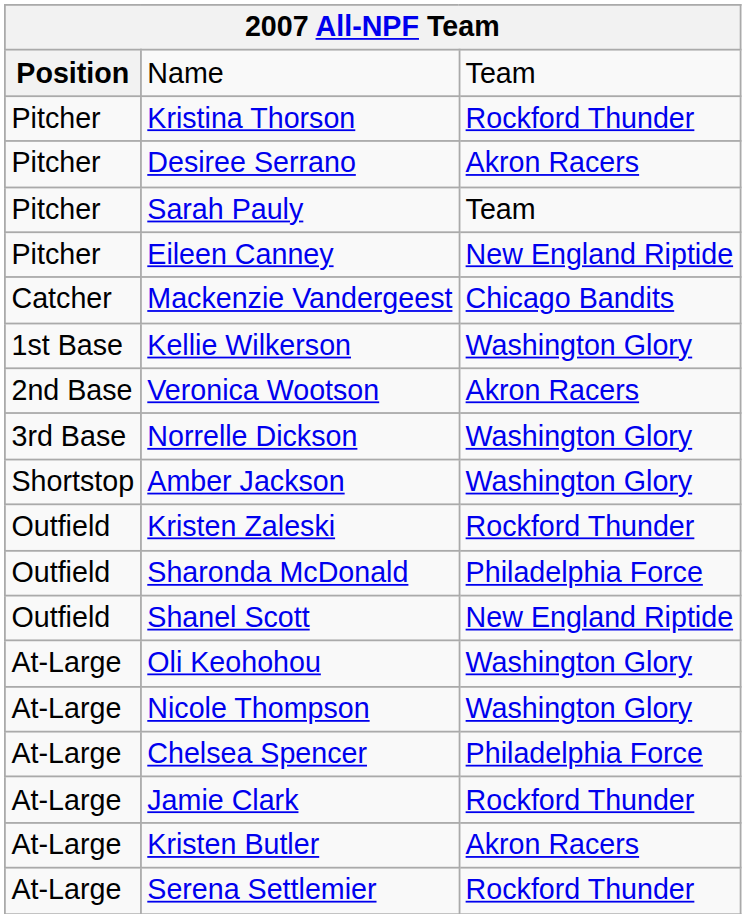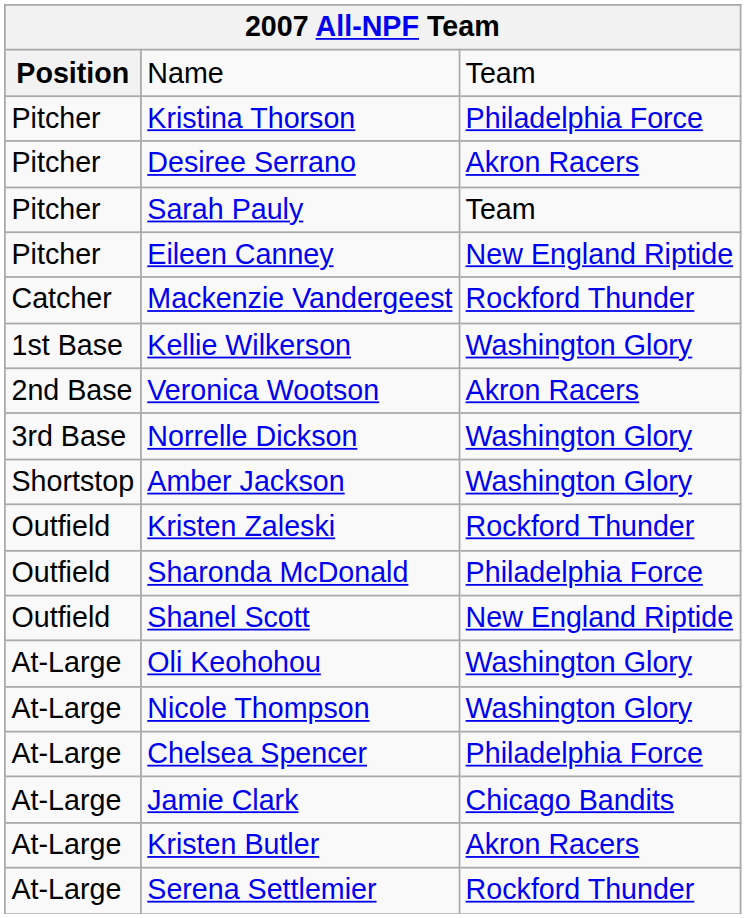(580, 118) Rockford Thunder -> (584, 118) Philadelphia Force
(570, 299) Chicago Bandits -> (580, 299) Rockford Thunder
(580, 799) Rockford Thunder -> (570, 799) Chicago Bandits
